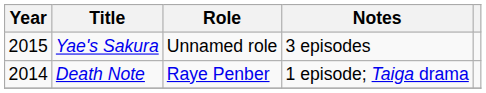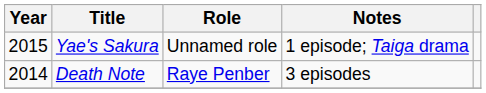(328, 46) 3 episodes -> (377, 46) 1 episode; Taiga drama
(377, 74) 1 episode; Taiga drama -> (328, 74) 3 episodes
